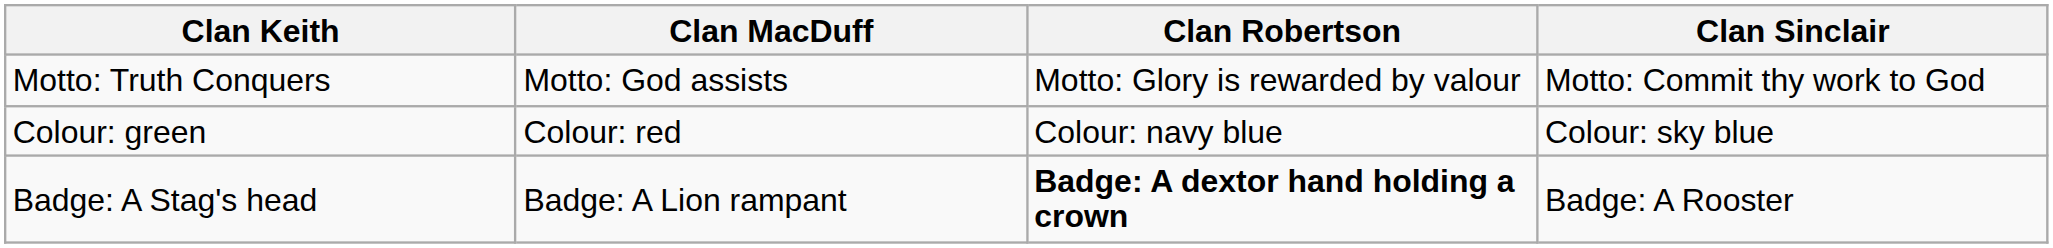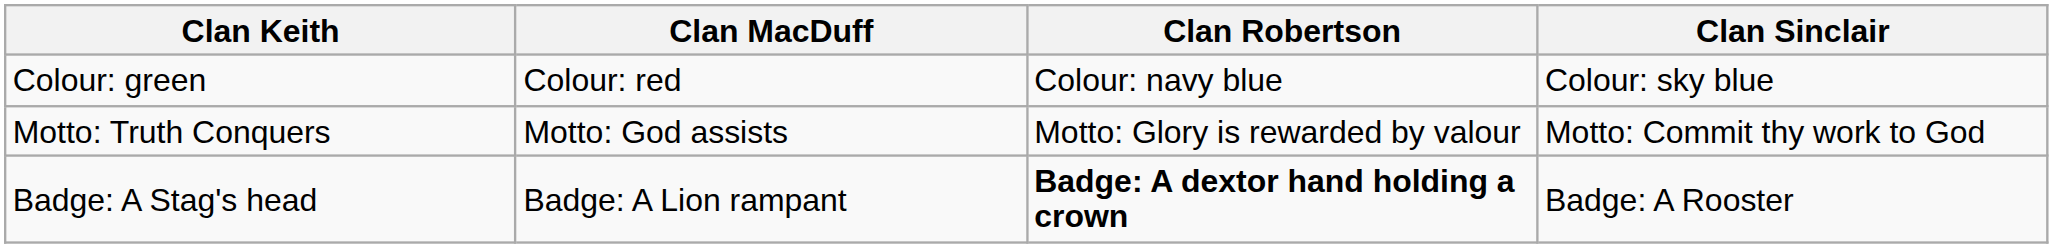rows swapped: (110, 131) <-> (172, 80)
